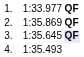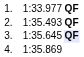(42, 22) 1:35.869 -> (42, 22) 1:35.493
(42, 50) 1:35.493 -> (42, 50) 1:35.869
